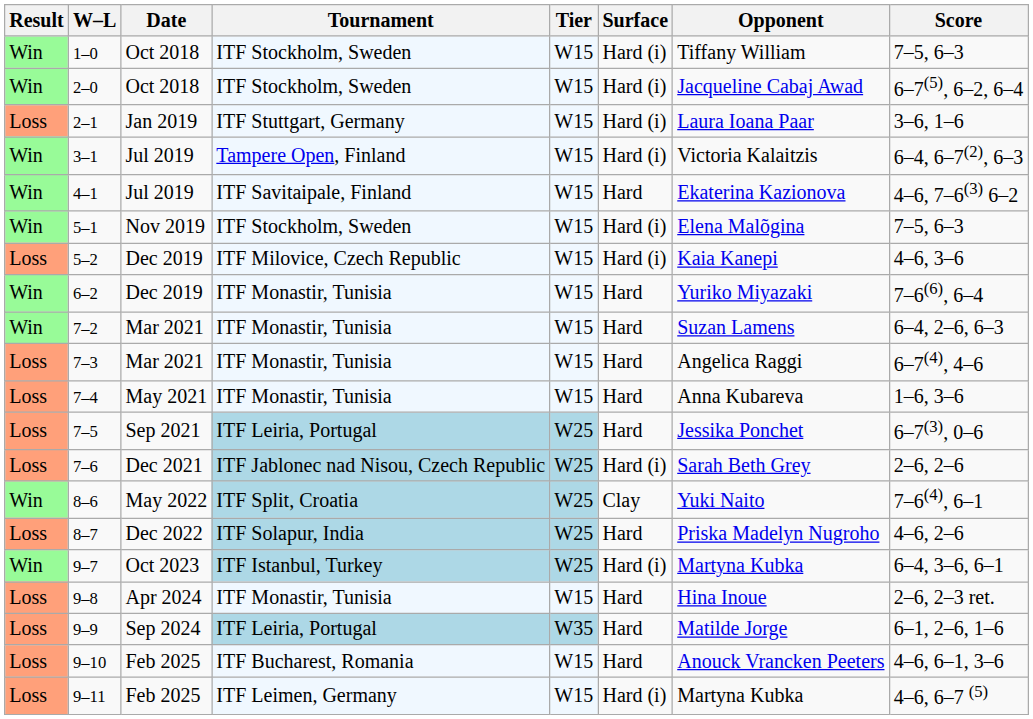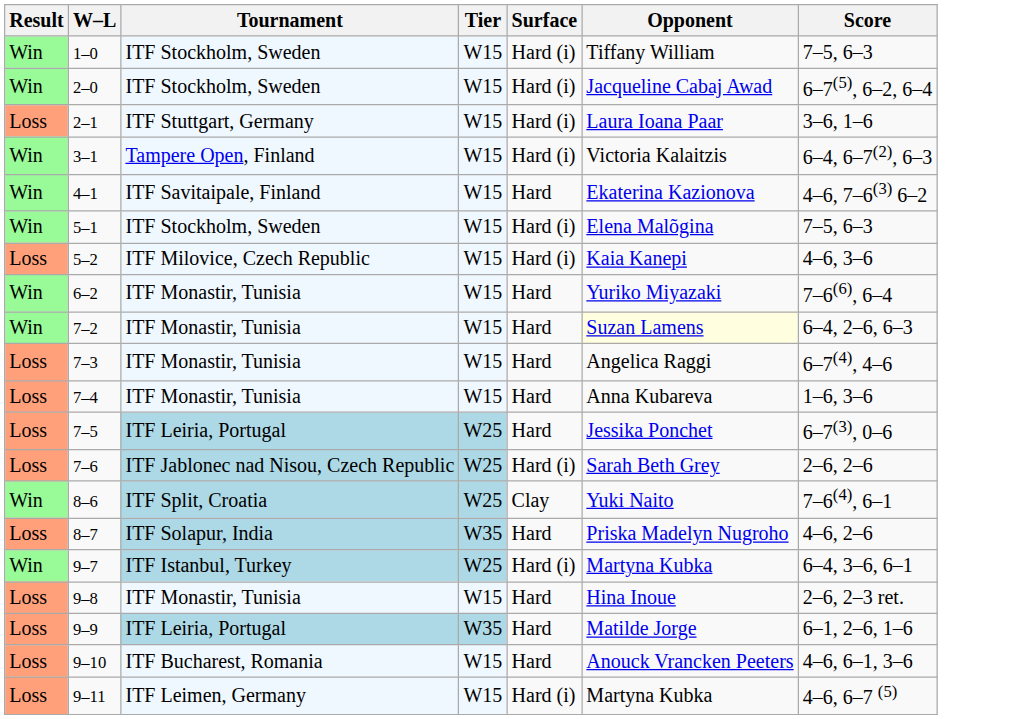- column: (166, 20)
(736, 327) no background -> (645, 327) lightyellow background
(574, 534) W25 -> (483, 534) W35
